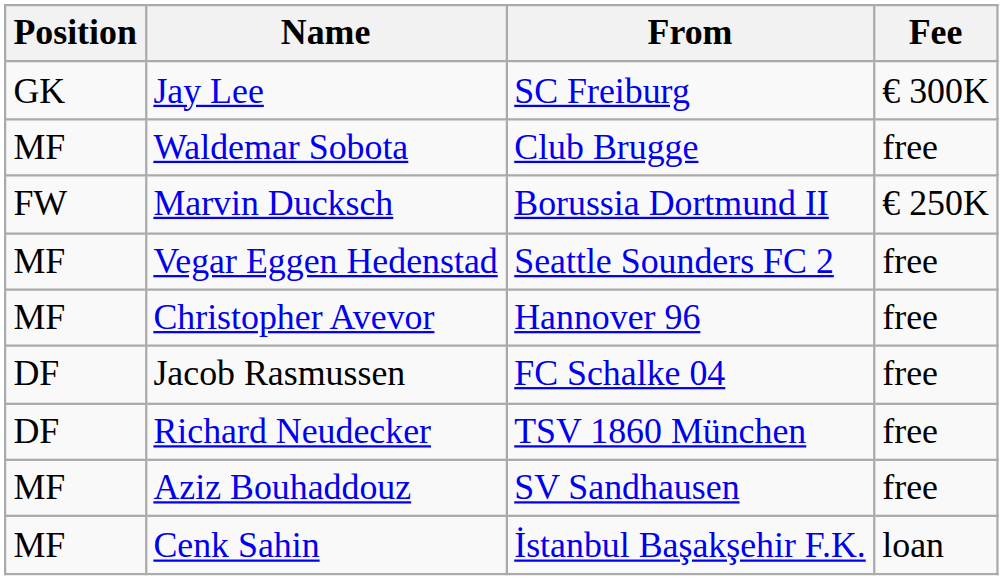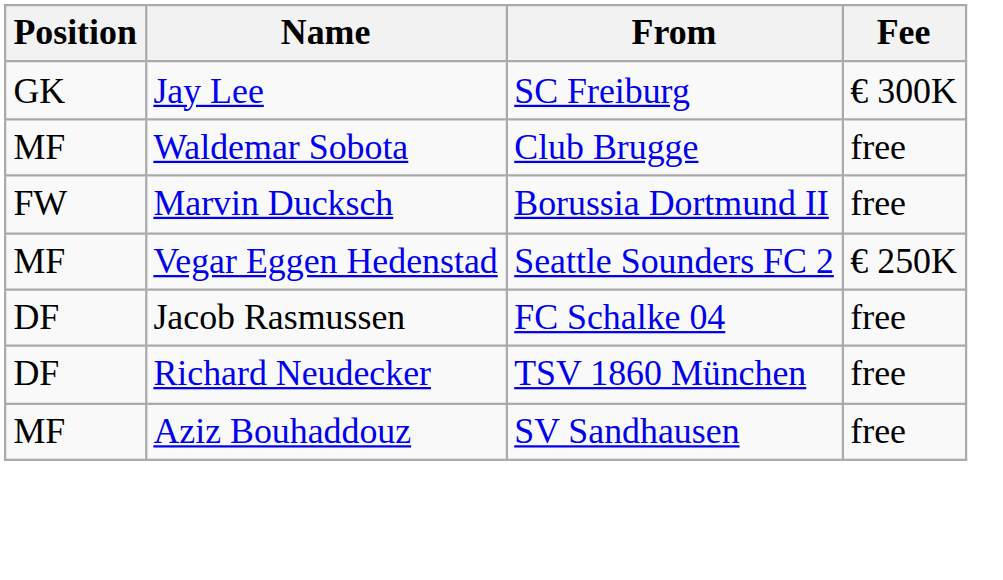(936, 203) € 250K -> (878, 203) free
(910, 260) free -> (904, 260) € 250K
- row: (294, 317)
- row: (237, 544)
